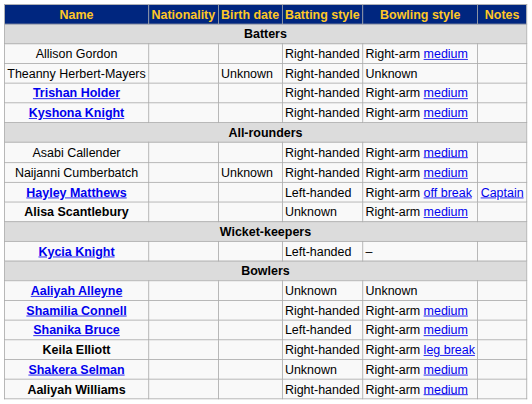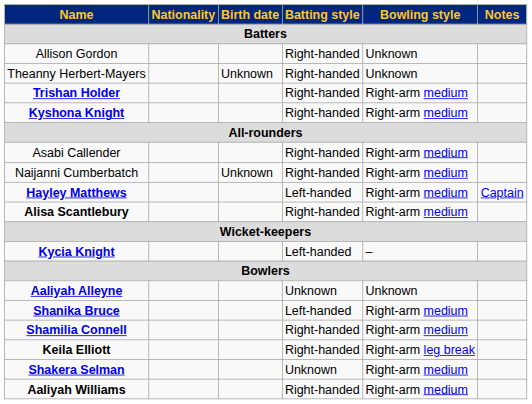(417, 54) Right-arm medium -> (391, 54) Unknown
(419, 192) Right-arm off break -> (417, 192) Right-arm medium
(311, 212) Unknown -> (322, 212) Right-handed
rows swapped: (77, 330) <-> (77, 310)
